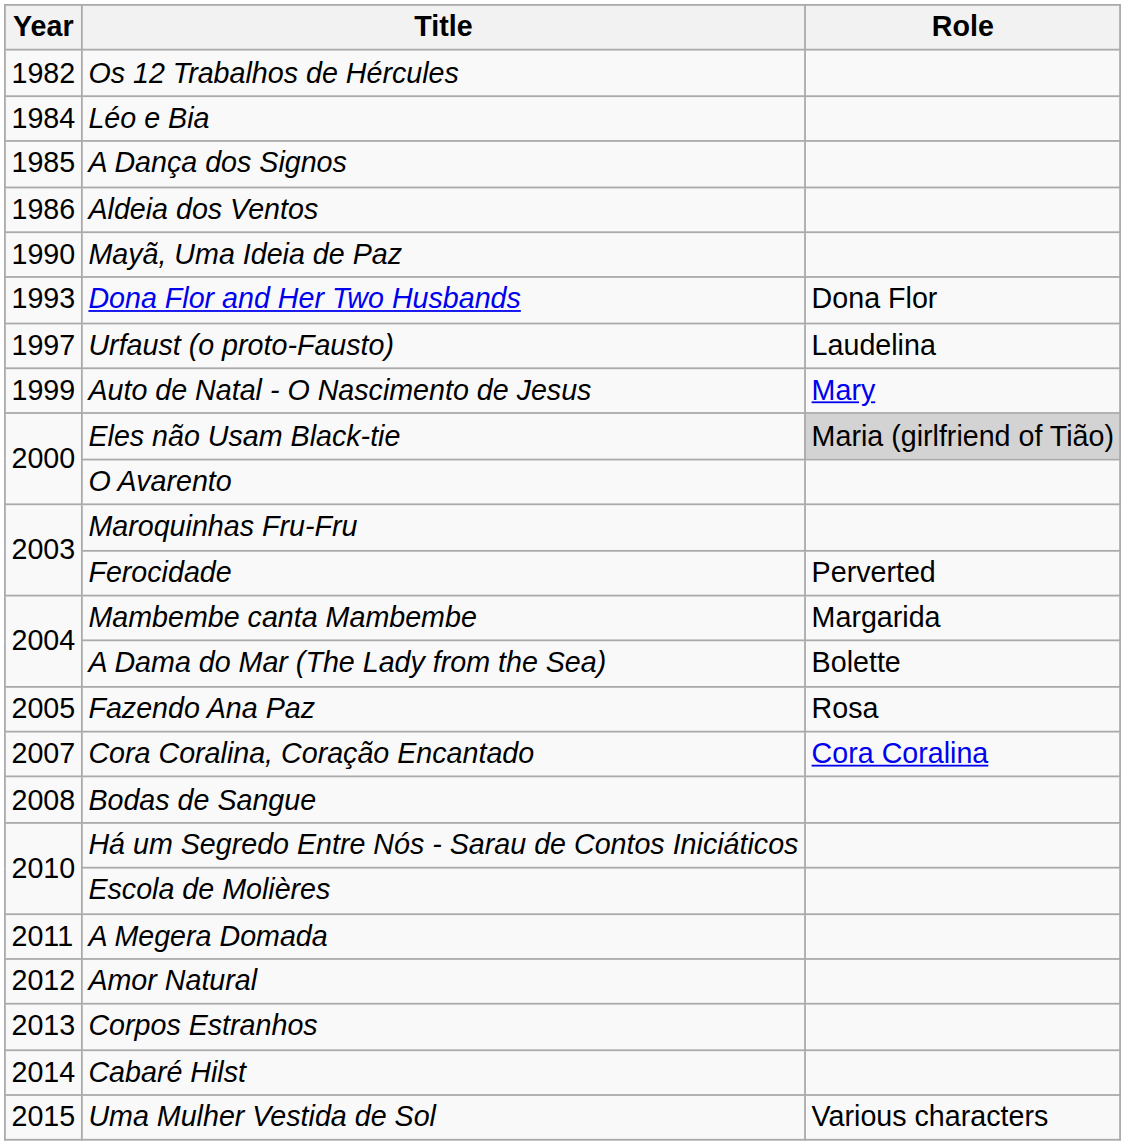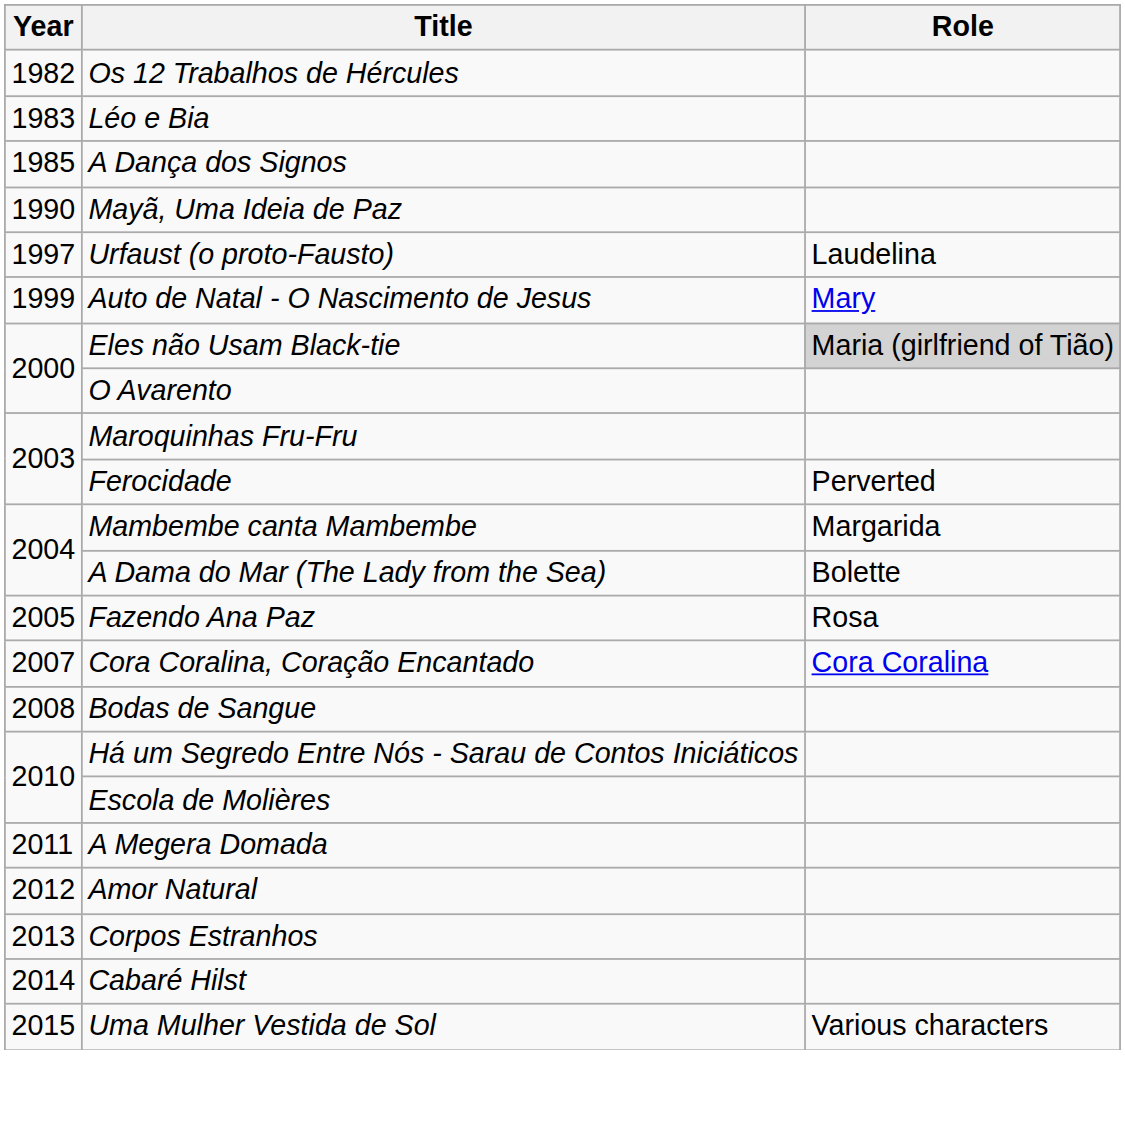(43, 118) 1984 -> (43, 118) 1983
- row: (203, 208)
- row: (305, 299)
